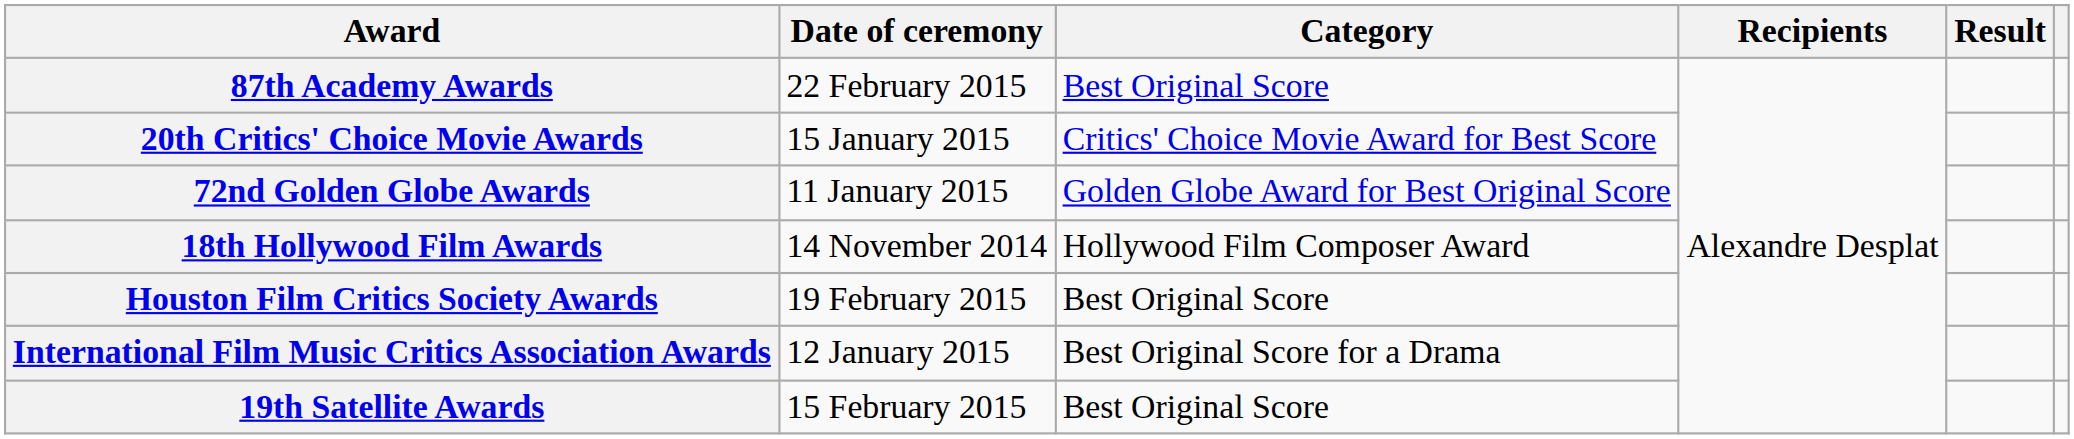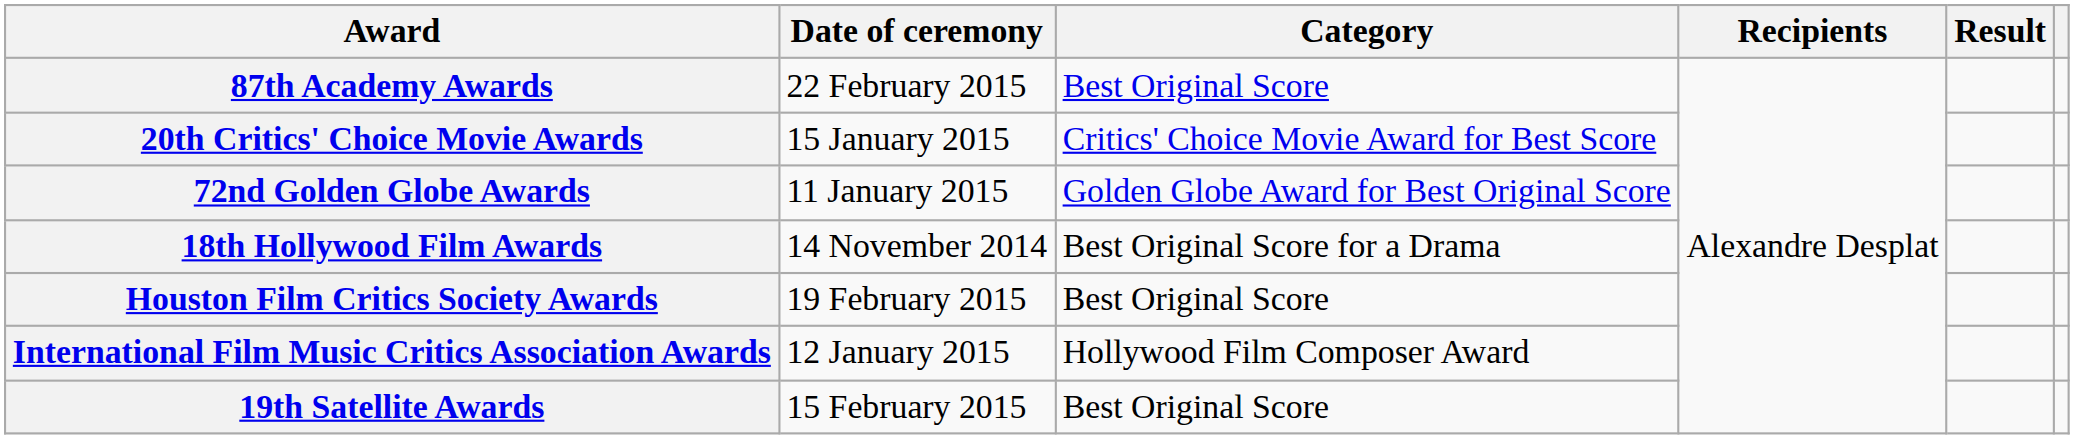(1296, 245) Hollywood Film Composer Award -> (1282, 245) Best Original Score for a Drama
(1282, 352) Best Original Score for a Drama -> (1296, 352) Hollywood Film Composer Award
